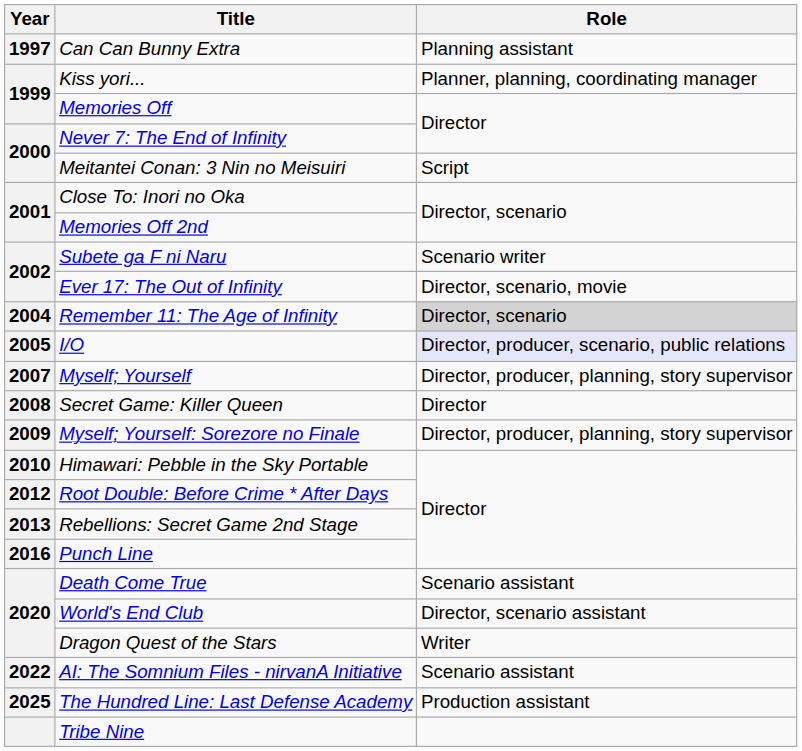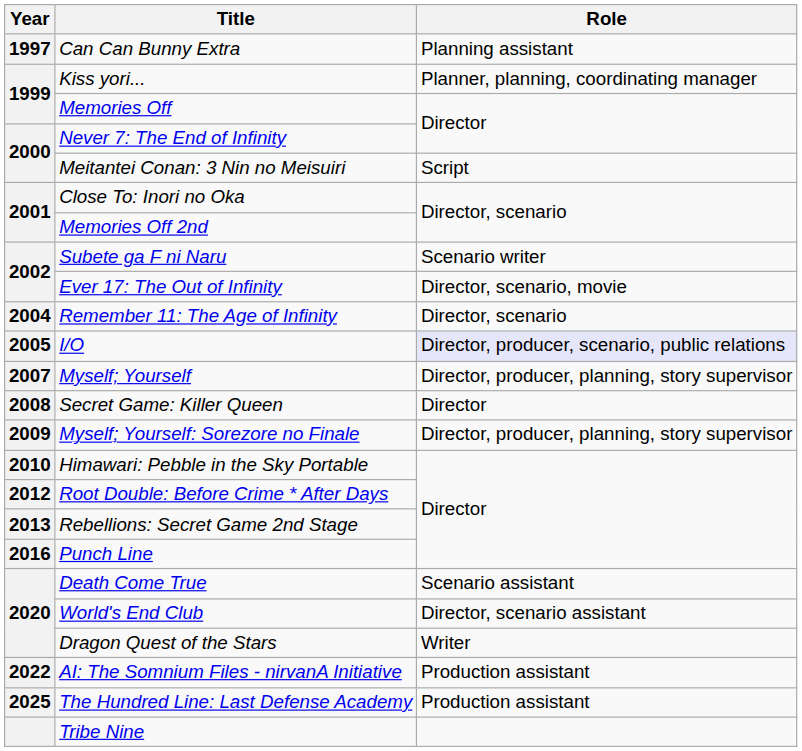(494, 316) lightgrey background -> (494, 316) no background
(497, 672) Scenario assistant -> (505, 672) Production assistant
